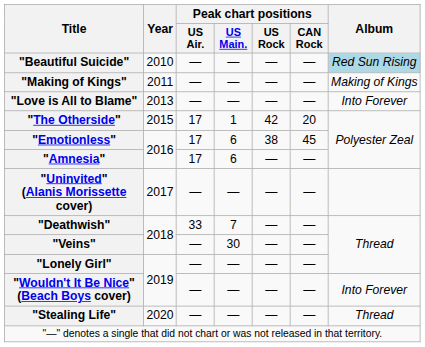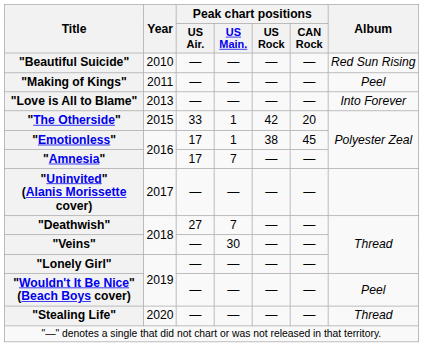(374, 62) lightblue background -> (373, 62) no background
(374, 82) Making of Kings -> (373, 82) Peel
(195, 120) 17 -> (195, 120) 33
(233, 140) 6 -> (233, 140) 1
(233, 159) 6 -> (233, 159) 7
(195, 225) 33 -> (195, 225) 27
(374, 289) Into Forever -> (373, 289) Peel
